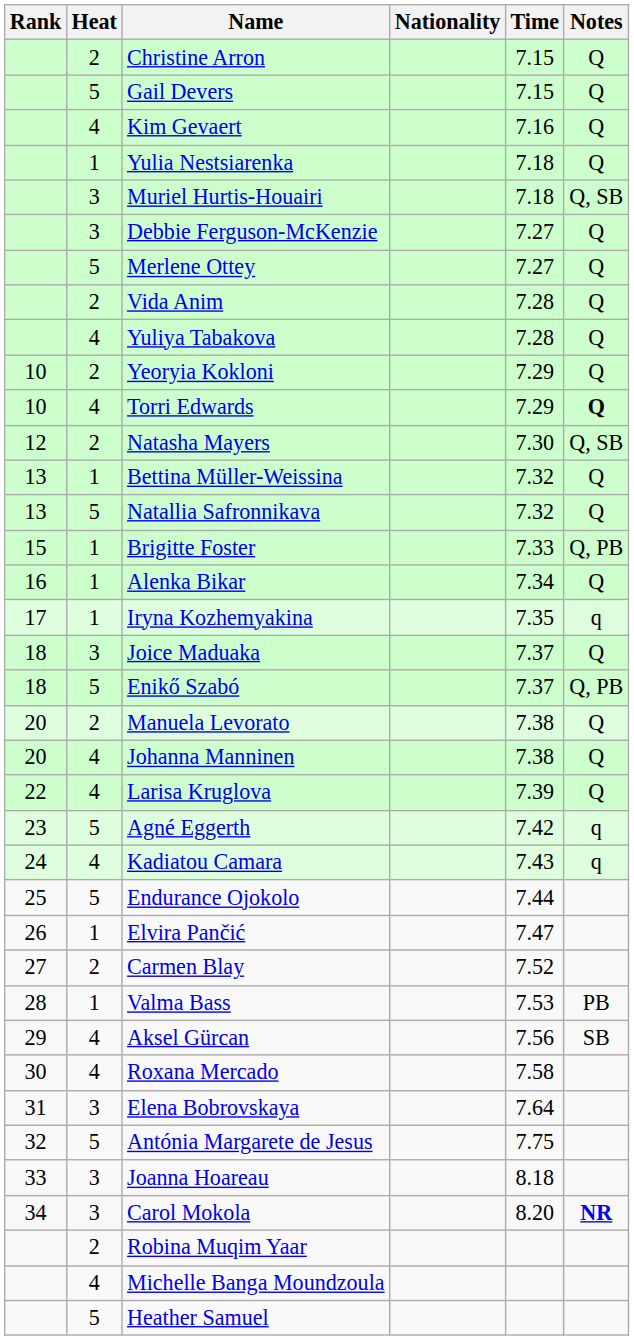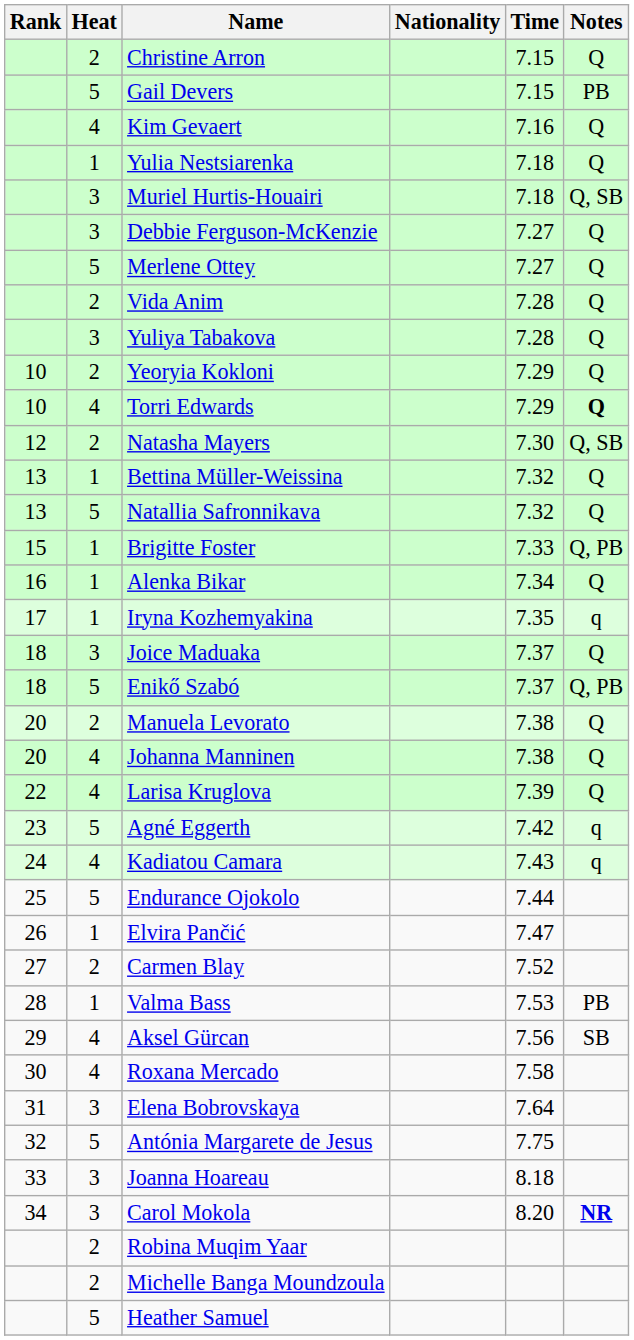(596, 92) Q -> (596, 92) PB
(94, 337) 4 -> (94, 337) 3
(94, 1282) 4 -> (94, 1282) 2
